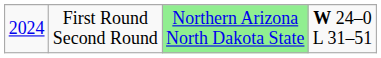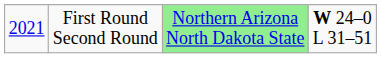(27, 28) 2024 -> (27, 28) 2021
